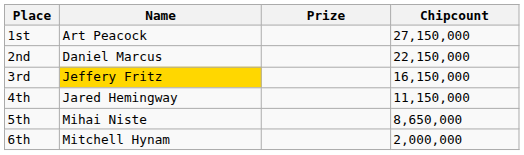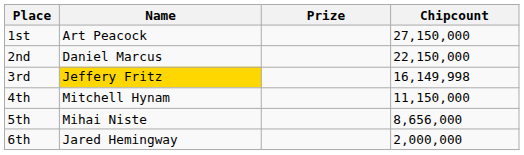(432, 77) 16,150,000 -> (432, 77) 16,149,998
(120, 98) Jared Hemingway -> (116, 98) Mitchell Hynam
(428, 119) 8,650,000 -> (428, 119) 8,656,000
(116, 139) Mitchell Hynam -> (120, 139) Jared Hemingway
